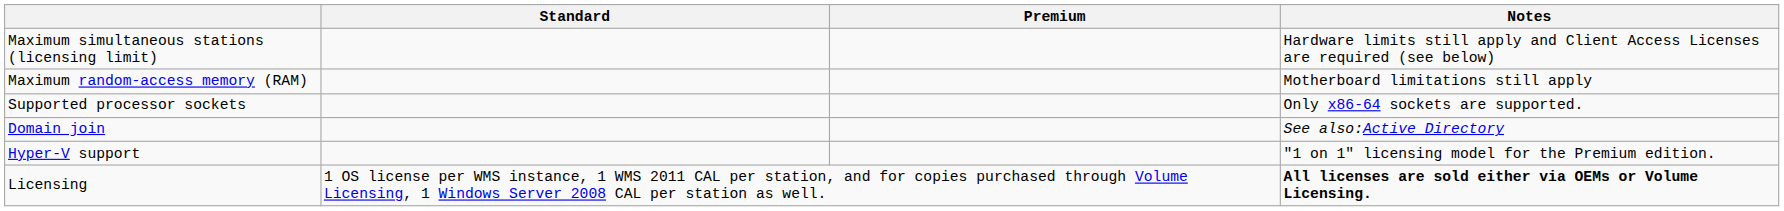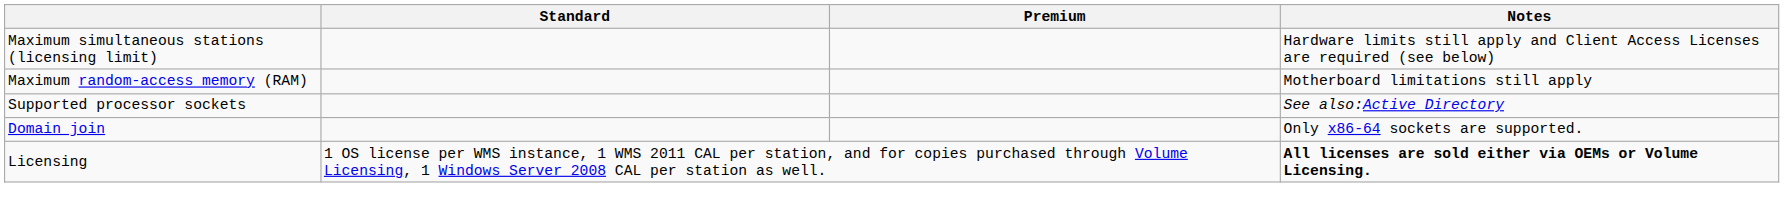(1433, 105) Only x86-64 sockets are supported. -> (1394, 105) See also:Active Directory
(1394, 129) See also:Active Directory -> (1433, 129) Only x86-64 sockets are supported.
- row: (74, 153)
